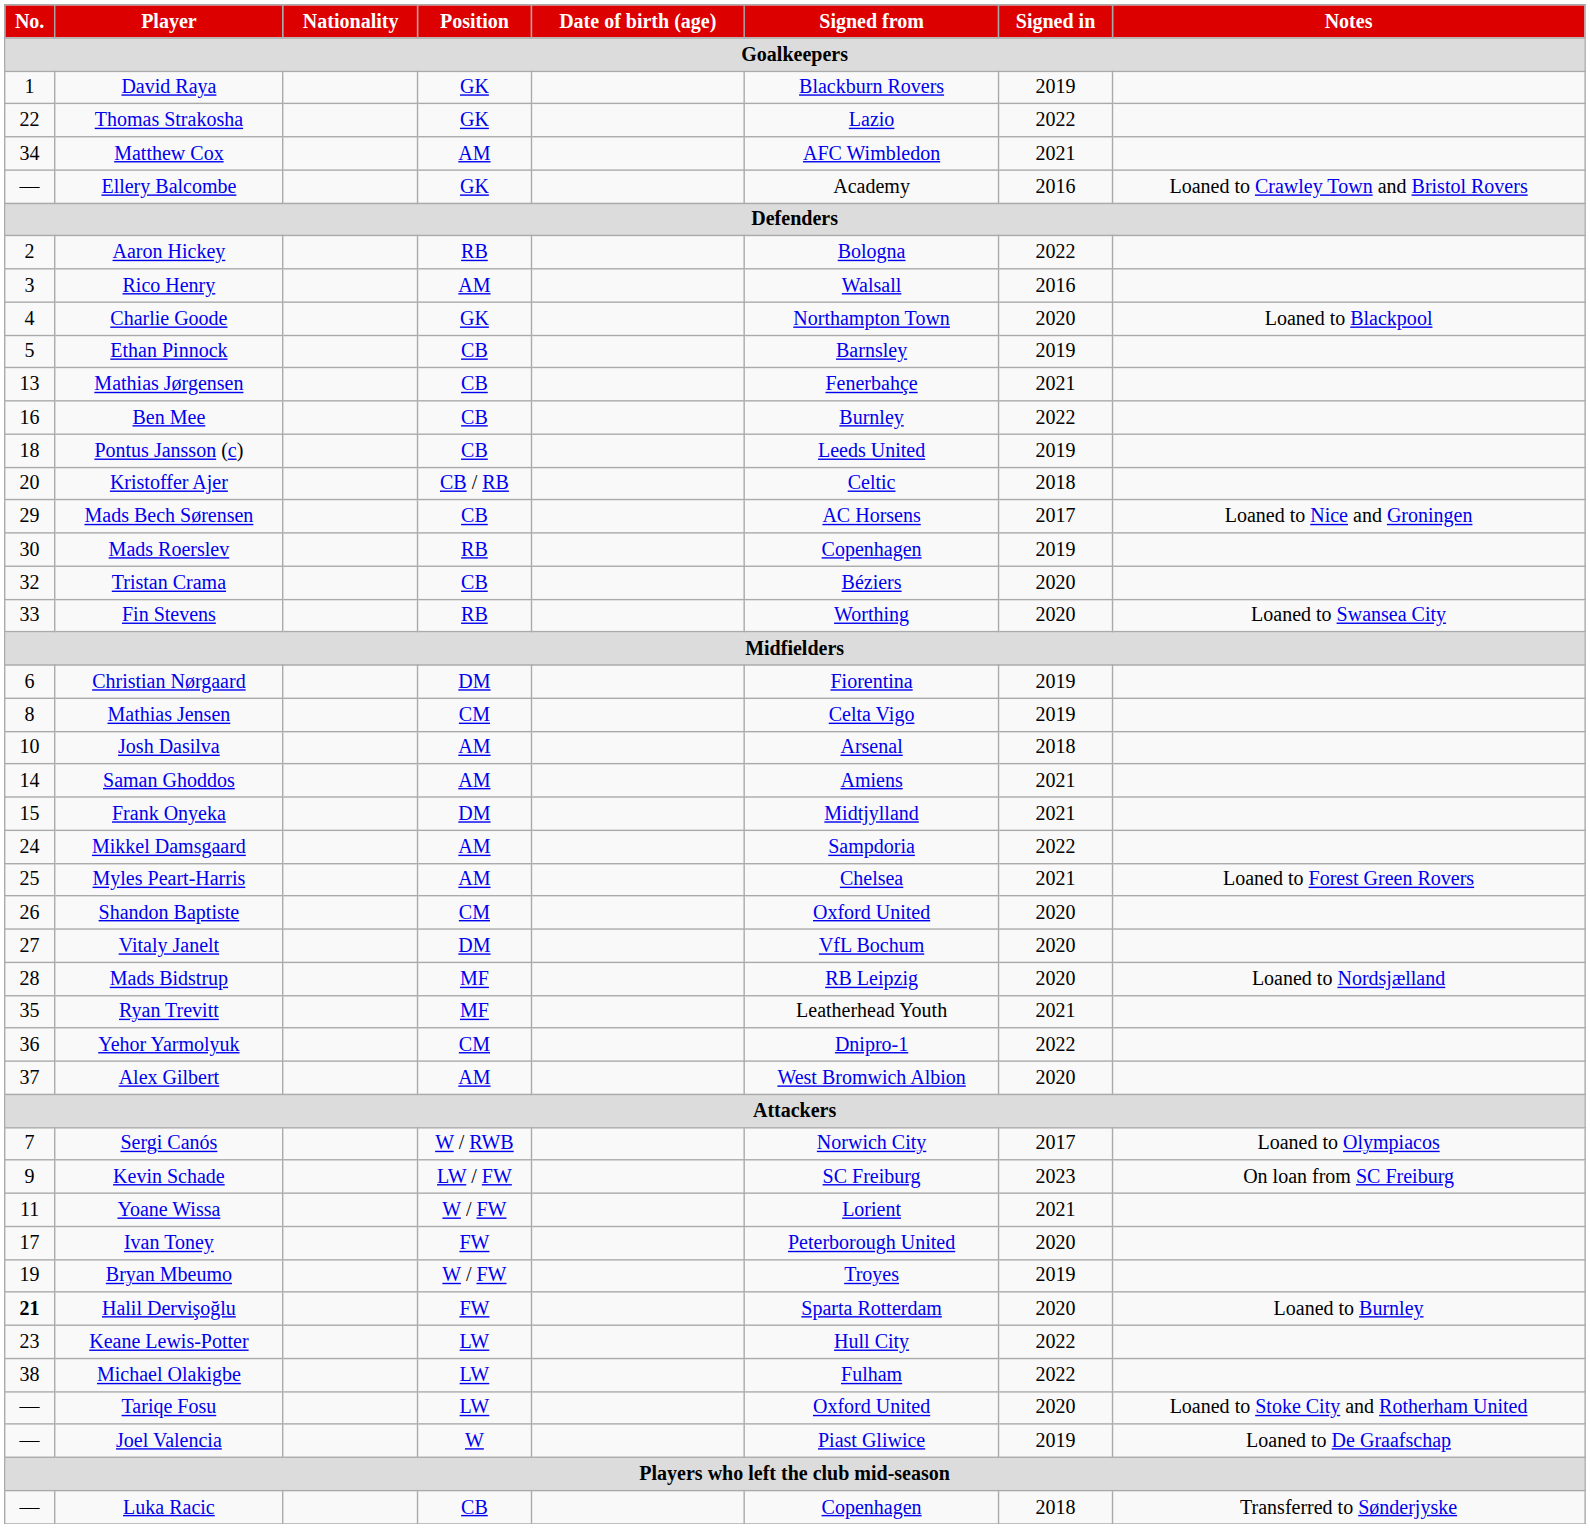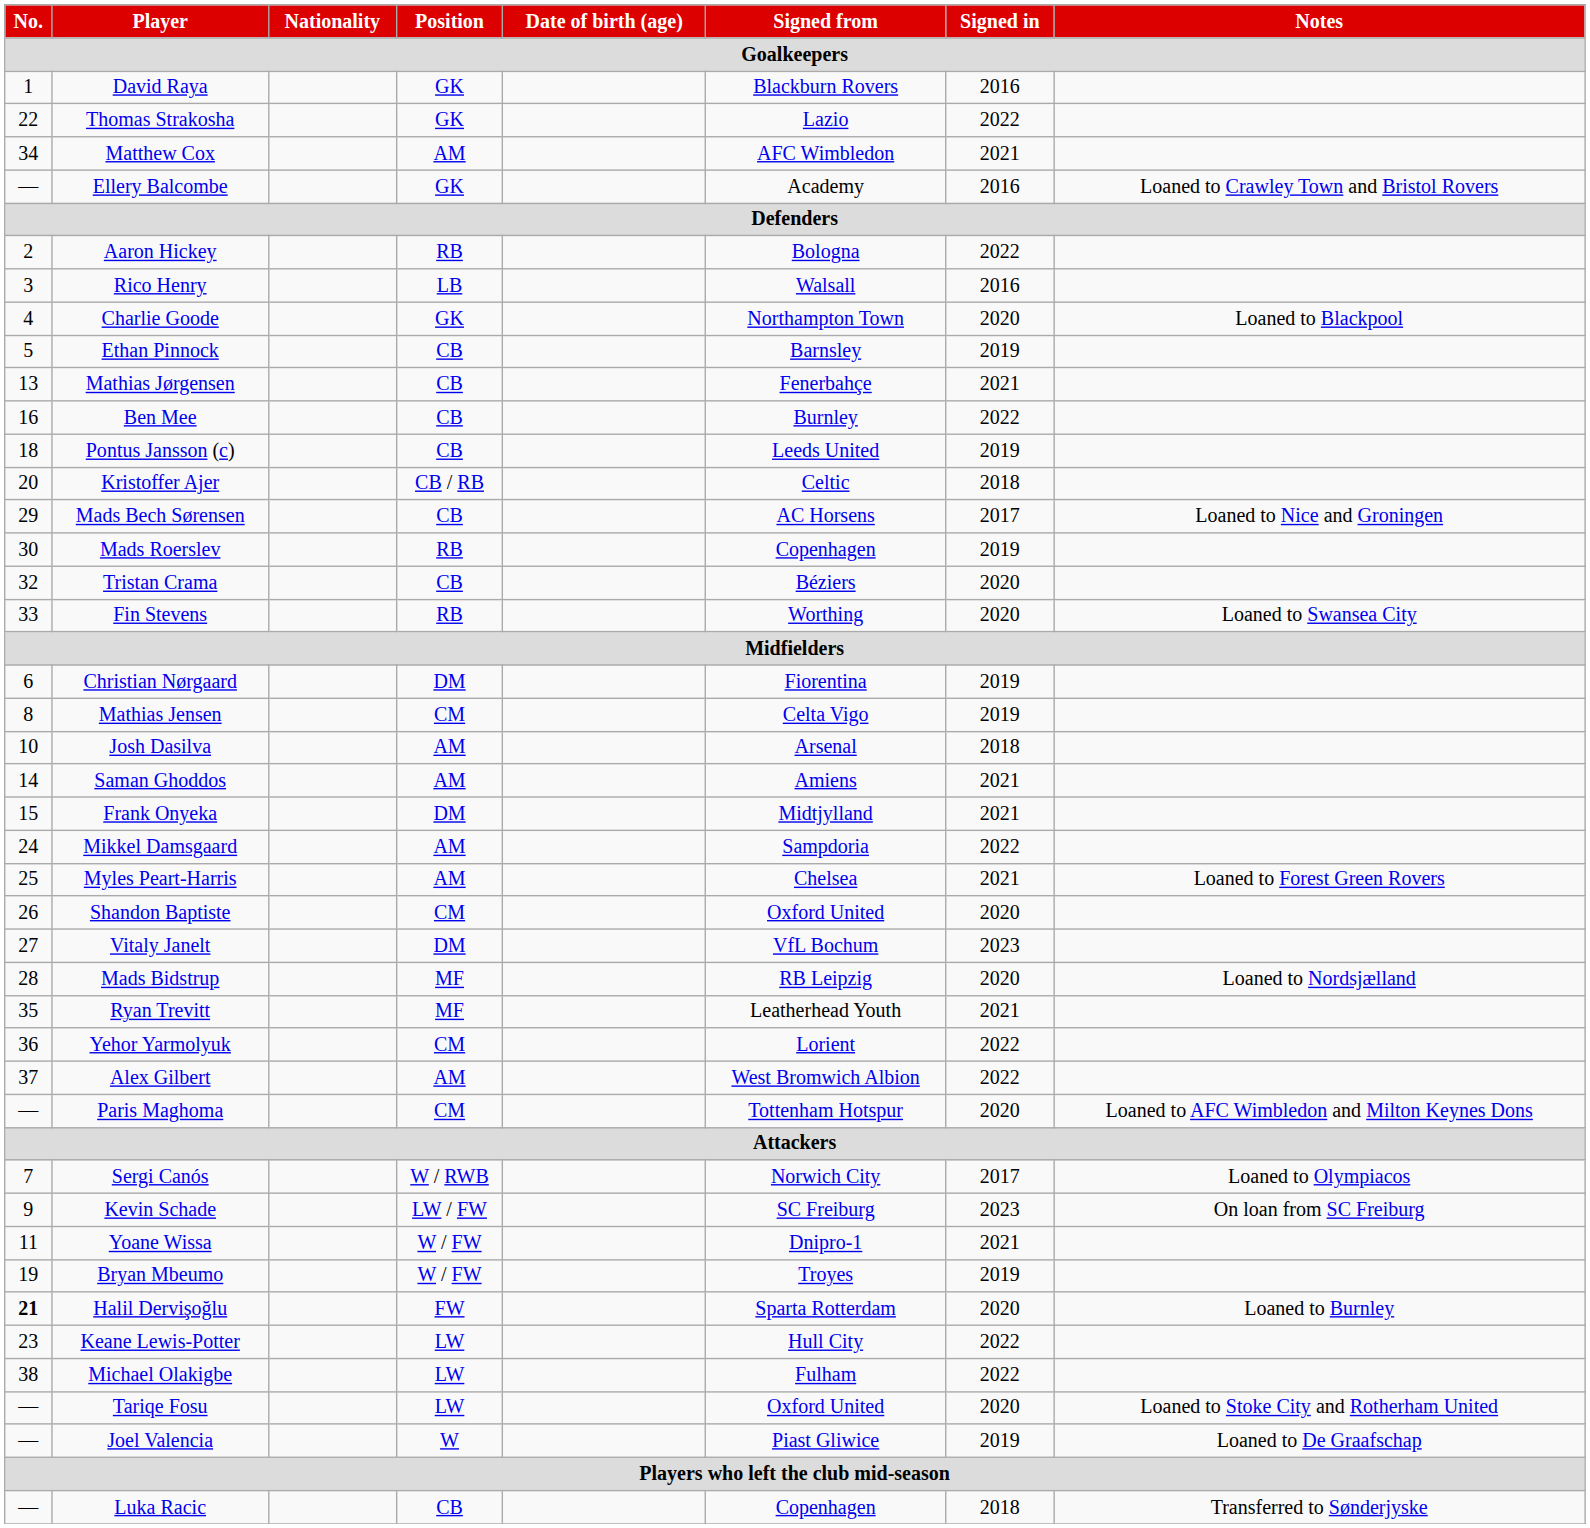(1056, 87) 2019 -> (1000, 87) 2016
(474, 285) AM -> (450, 285) LB
(1056, 945) 2020 -> (1000, 945) 2023
(872, 1044) Dnipro-1 -> (826, 1044) Lorient
(1056, 1077) 2020 -> (1000, 1077) 2022
+ row: (160, 1110)
(872, 1209) Lorient -> (826, 1242) Dnipro-1
- row: (169, 1242)
